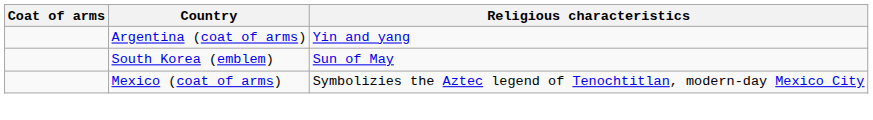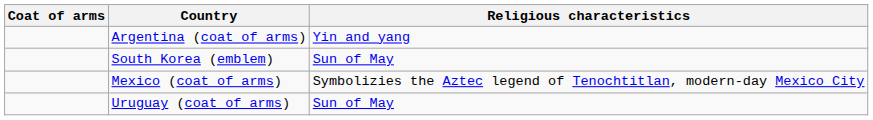+ row: (201, 104)
